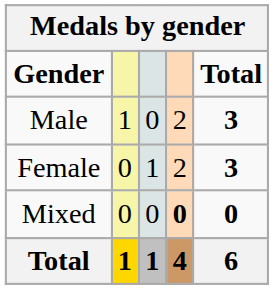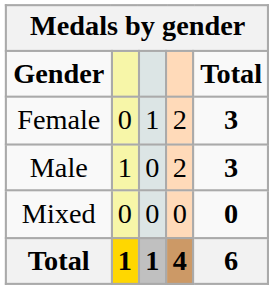rows swapped: (59, 120) <-> (59, 167)
(180, 213) bold -> (180, 213) normal
